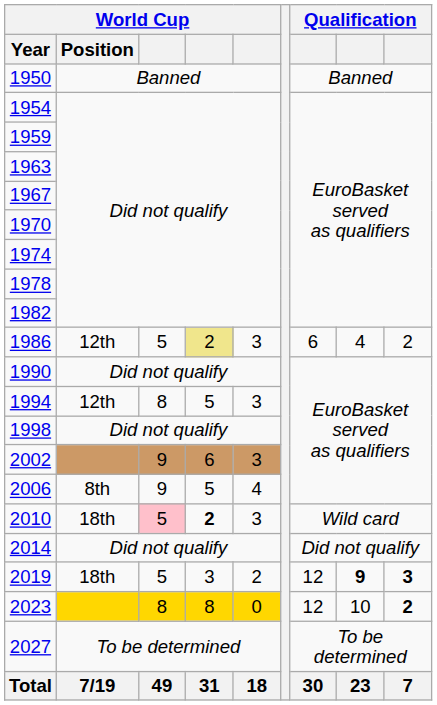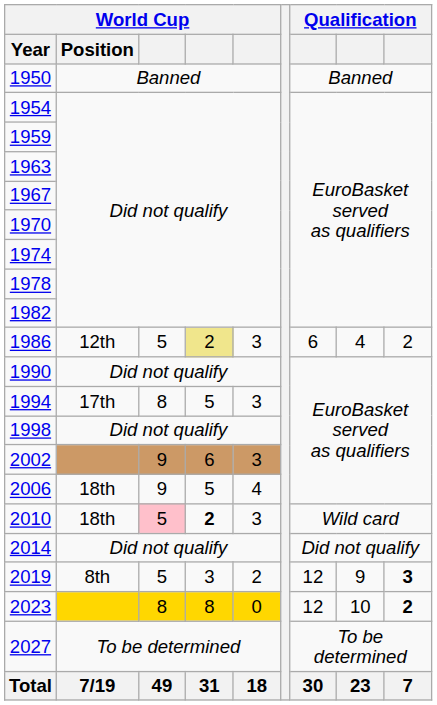(97, 401) 12th -> (97, 401) 17th
(97, 489) 8th -> (97, 489) 18th
(97, 577) 18th -> (97, 577) 8th
(360, 577) bold -> (360, 577) normal
